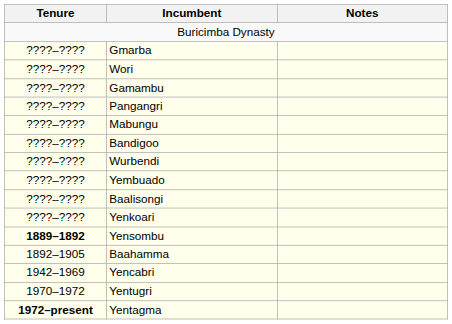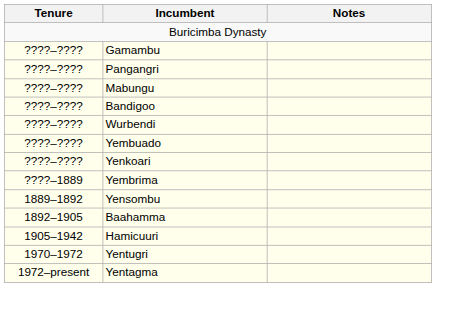- row: (130, 50)
- row: (121, 69)
- row: (136, 198)
+ row: (132, 180)
(55, 236) bold -> (54, 198) normal
+ row: (132, 236)
- row: (132, 273)
(55, 310) bold -> (54, 273) normal
